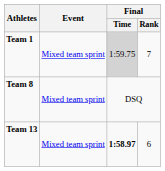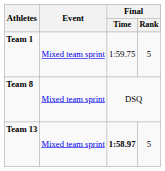(122, 55) lightgrey background -> (122, 55) no background
(149, 55) 7 -> (149, 55) 5
(149, 144) 6 -> (149, 144) 5
